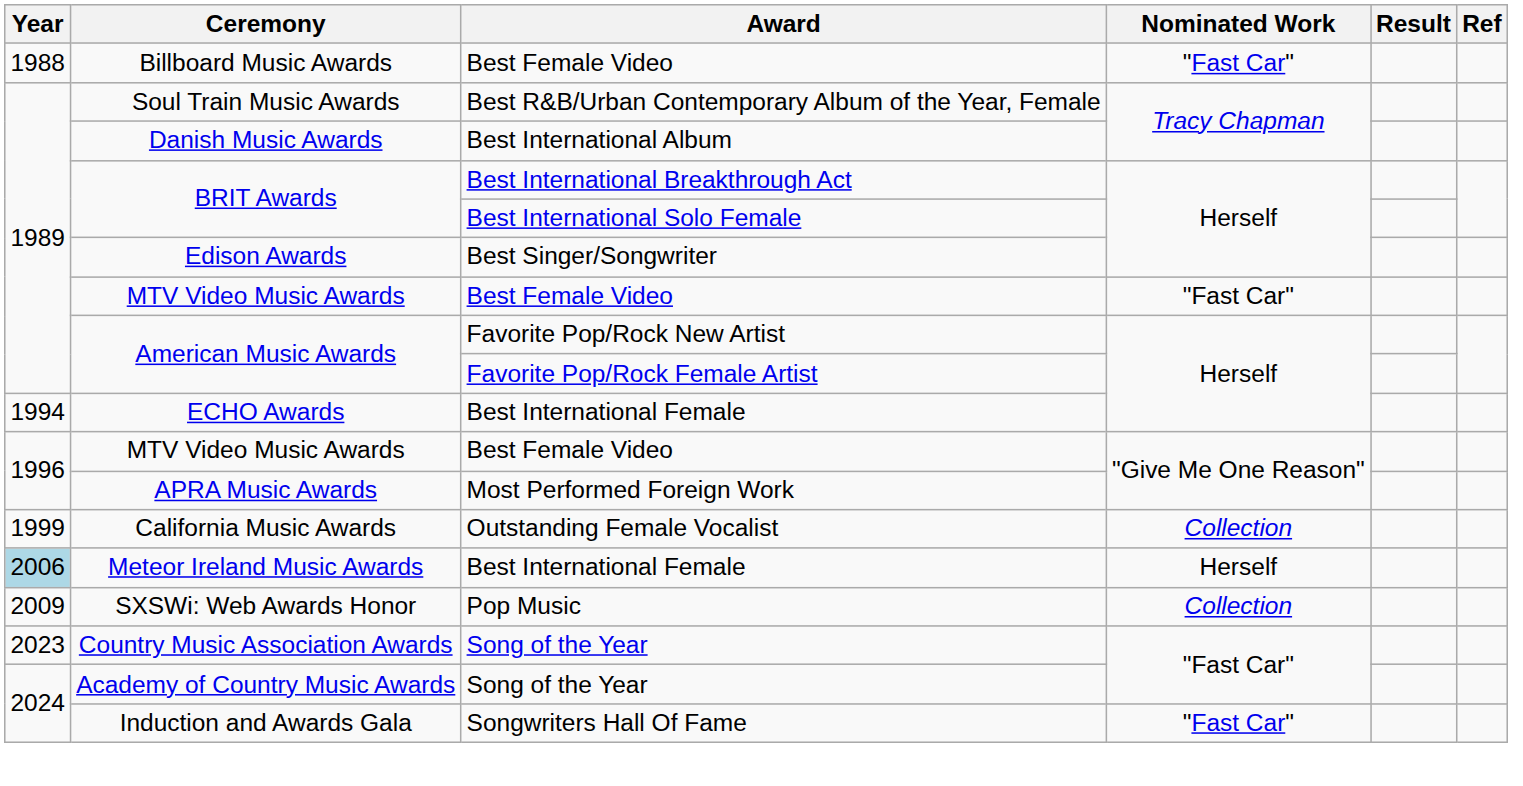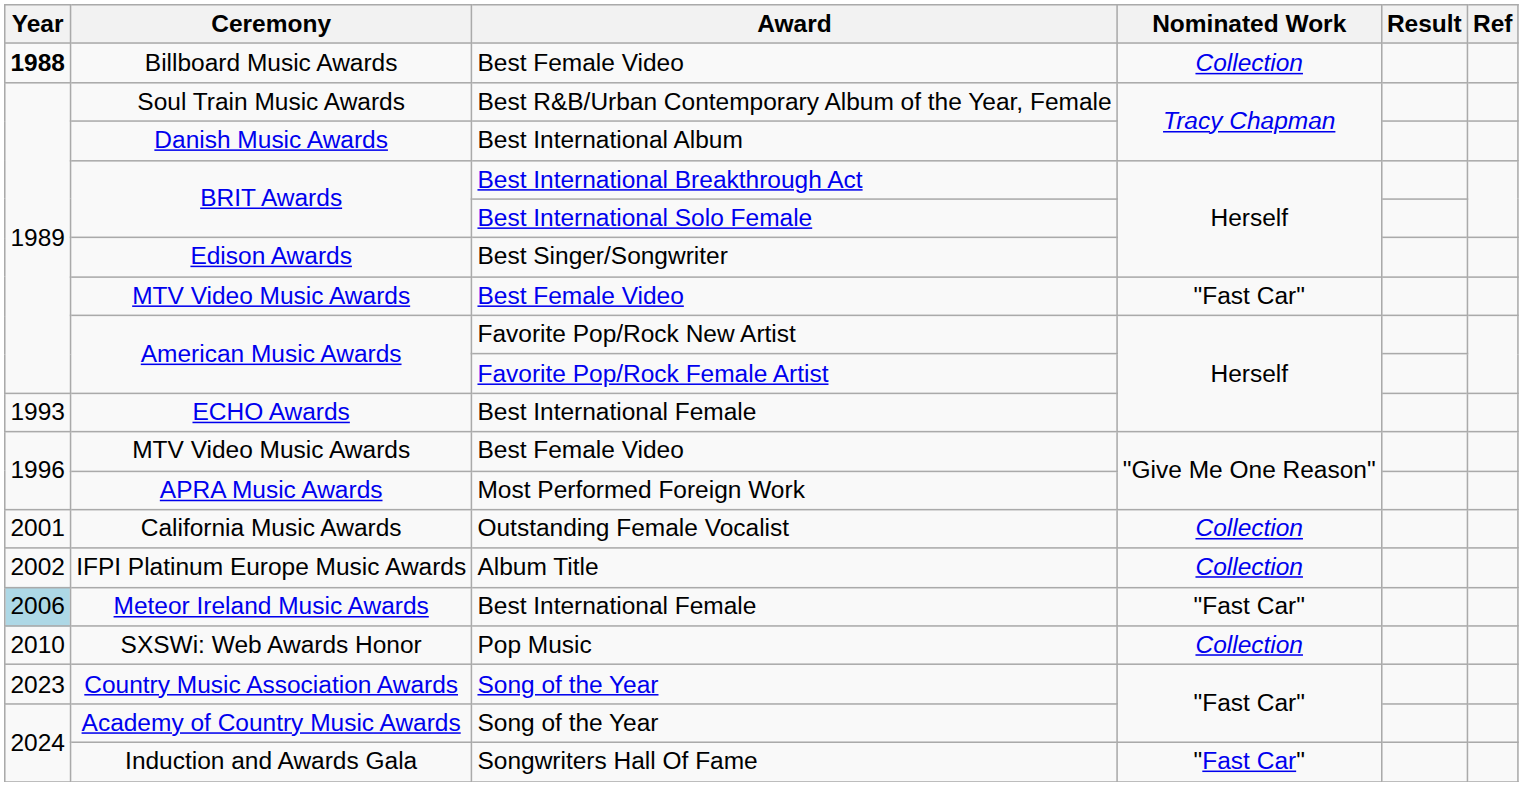(38, 62) normal -> (38, 62) bold
(1238, 62) "Fast Car" -> (1249, 62) Collection
(38, 412) 1994 -> (38, 412) 1993
(38, 528) 1999 -> (38, 528) 2001
+ row: (271, 567)
(1238, 567) Herself -> (1249, 606) "Fast Car"
(38, 606) 2009 -> (38, 645) 2010
